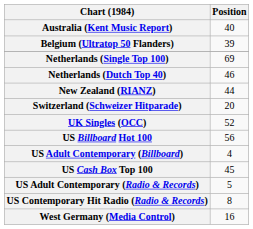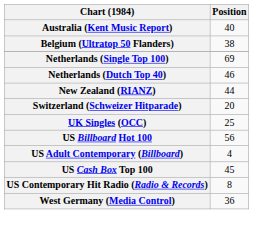(229, 43) 39 -> (229, 43) 38
(229, 122) 52 -> (229, 122) 25
- row: (107, 185)
(229, 216) 16 -> (229, 201) 36
